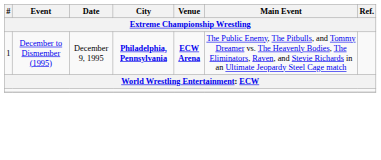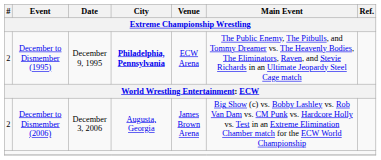(8, 52) 1 -> (8, 57) 2
(189, 52) bold -> (189, 57) normal
+ row: (40, 124)
